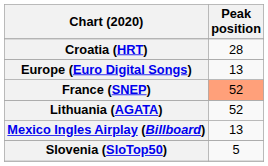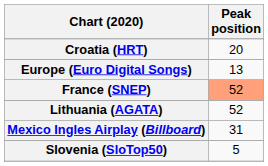(236, 49) 28 -> (236, 49) 20
(236, 130) 13 -> (236, 130) 31
